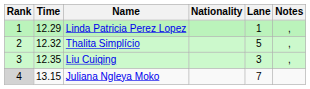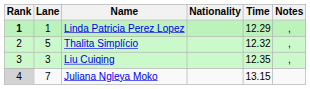columns swapped: (259, 12) <-> (49, 12)
(19, 28) normal -> (19, 28) bold
